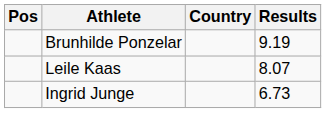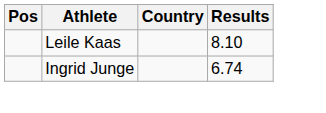- row: (114, 42)
(274, 68) 8.07 -> (227, 42) 8.10
(274, 94) 6.73 -> (227, 68) 6.74
